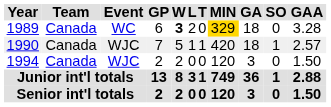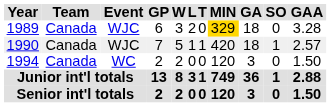(124, 28) WC -> (124, 28) WJC
(179, 28) bold -> (179, 28) normal
(124, 61) WJC -> (124, 61) WC
